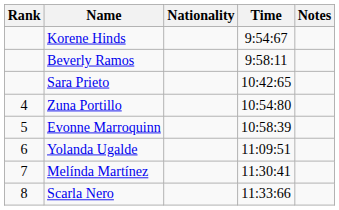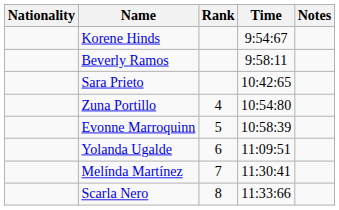columns swapped: (24, 15) <-> (201, 15)
